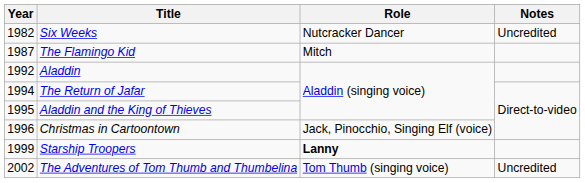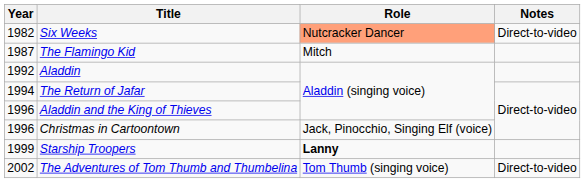(353, 33) no background -> (353, 33) lightsalmon background
(527, 33) Uncredited -> (537, 33) Direct-to-video
(21, 110) 1995 -> (21, 110) 1996
(527, 168) Uncredited -> (537, 168) Direct-to-video
